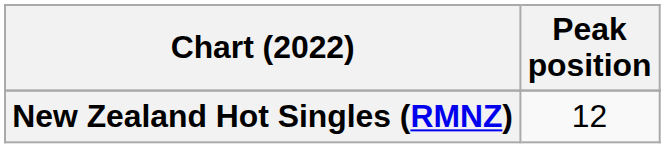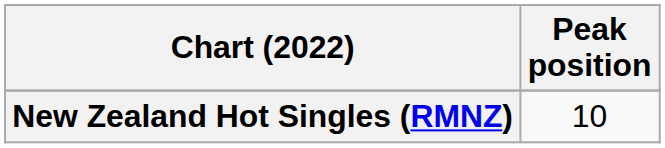(590, 116) 12 -> (590, 116) 10
